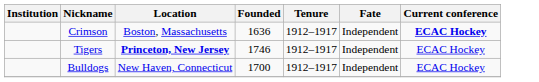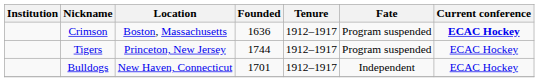(370, 31) Independent -> (387, 31) Program suspended
(175, 49) bold -> (175, 49) normal
(259, 49) 1746 -> (259, 49) 1744
(370, 49) Independent -> (387, 49) Program suspended
(259, 67) 1700 -> (259, 67) 1701
